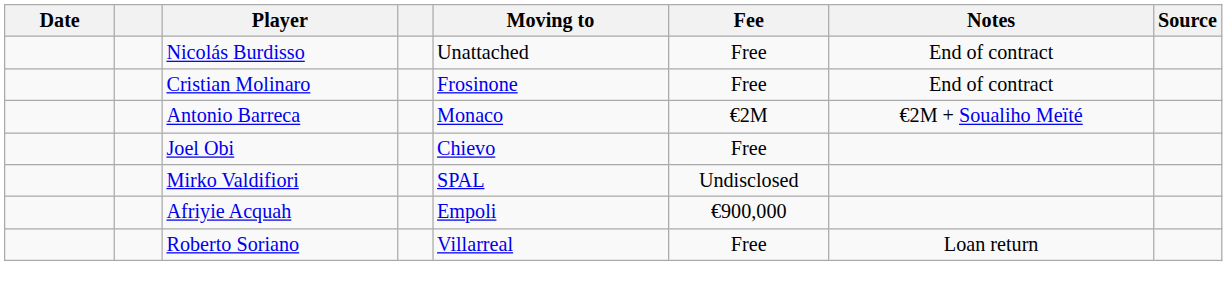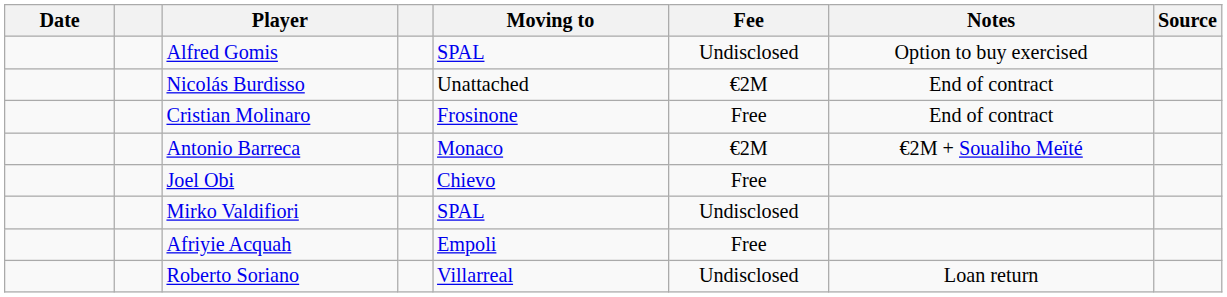+ row: (222, 52)
(749, 52) Free -> (749, 84) €2M
(749, 212) €900,000 -> (749, 244) Free
(749, 244) Free -> (749, 276) Undisclosed
